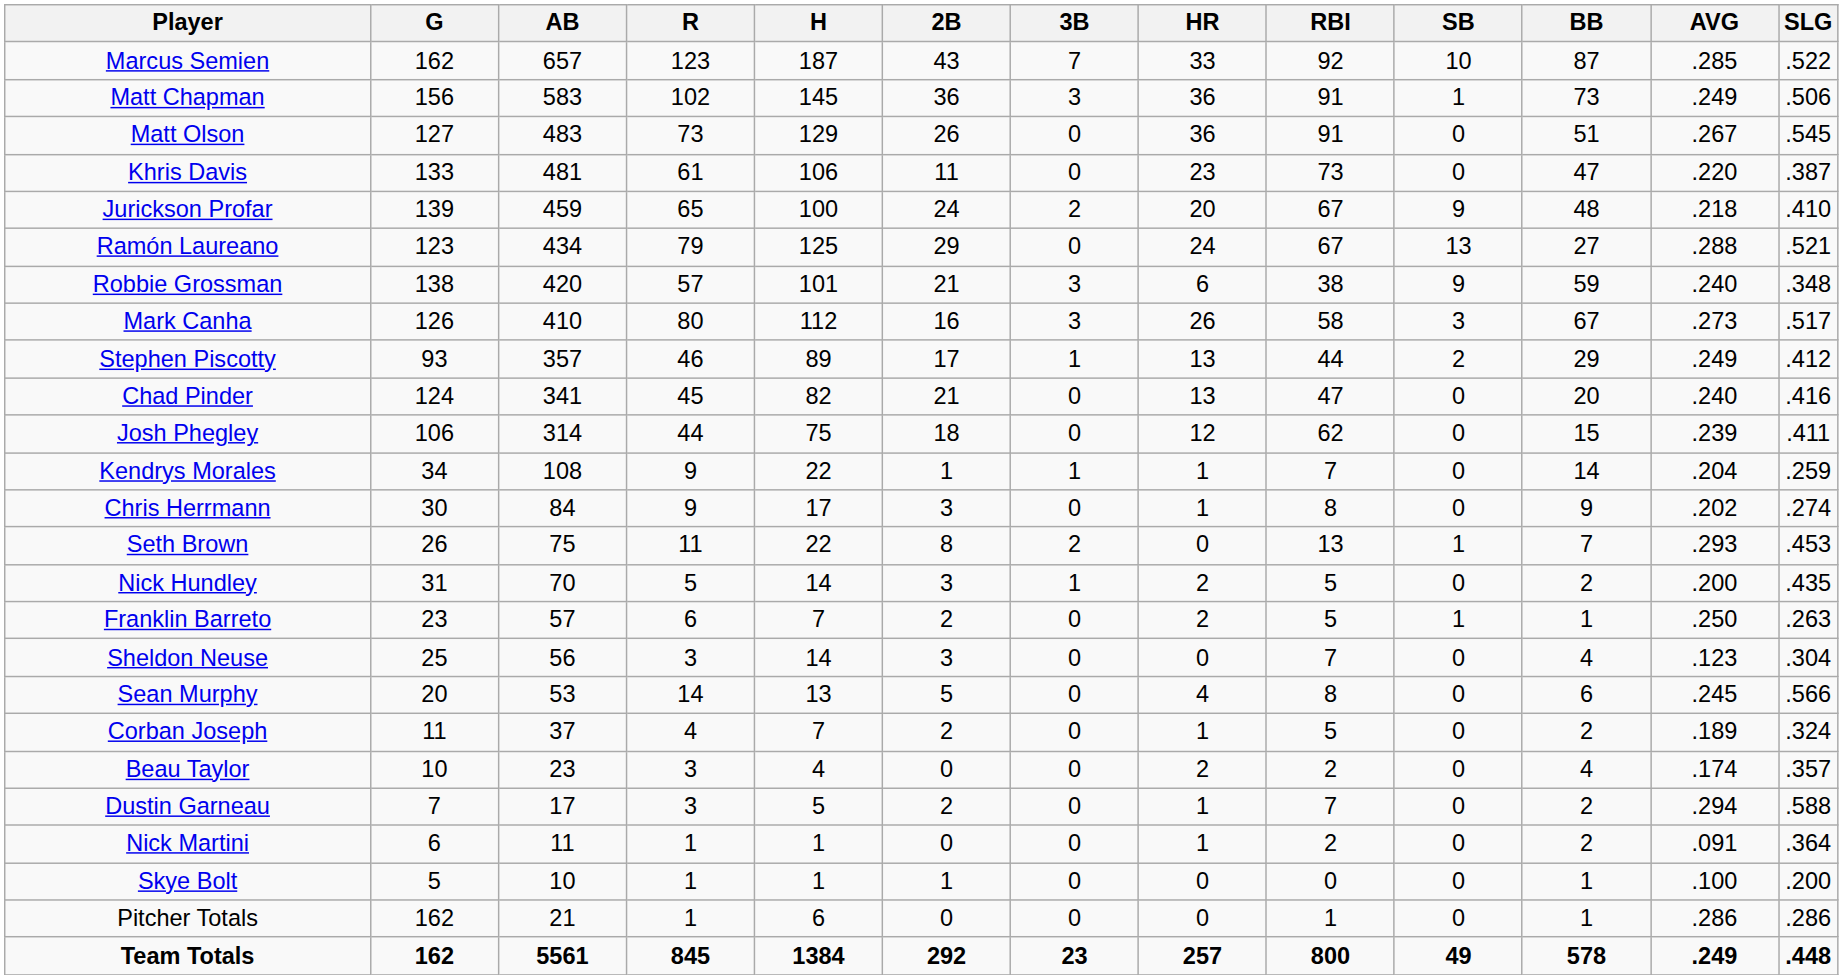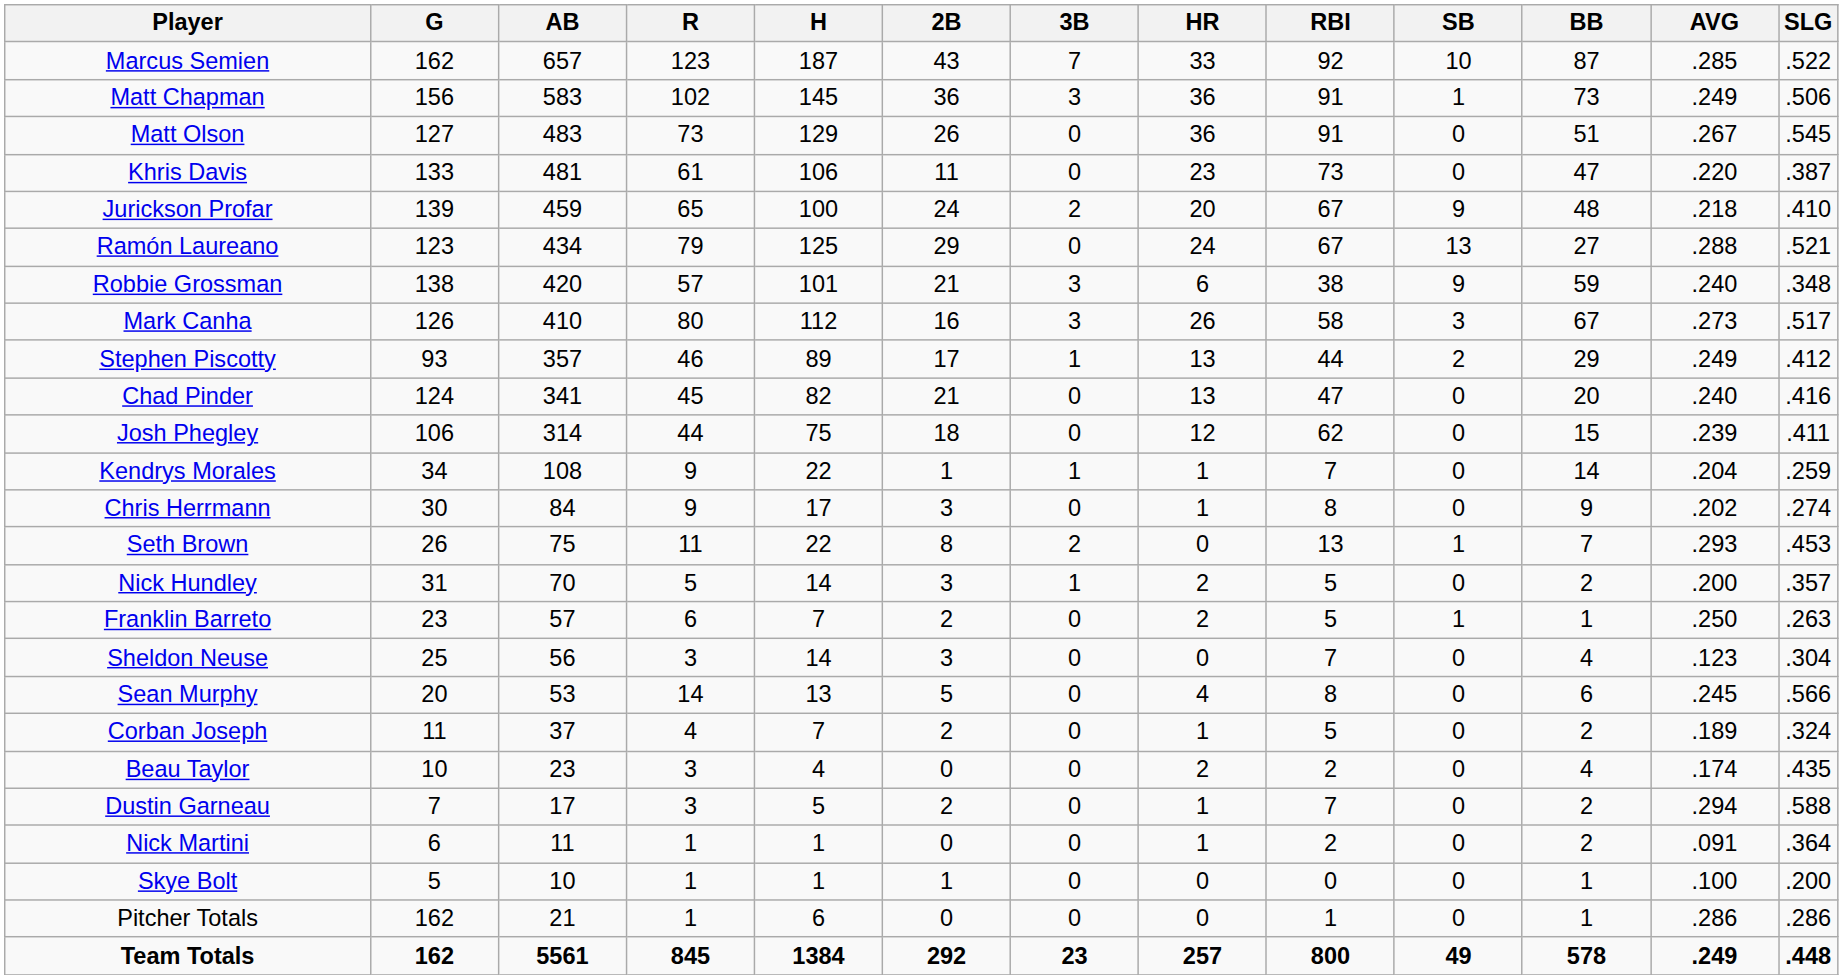(1808, 582) .435 -> (1808, 582) .357
(1808, 769) .357 -> (1808, 769) .435
